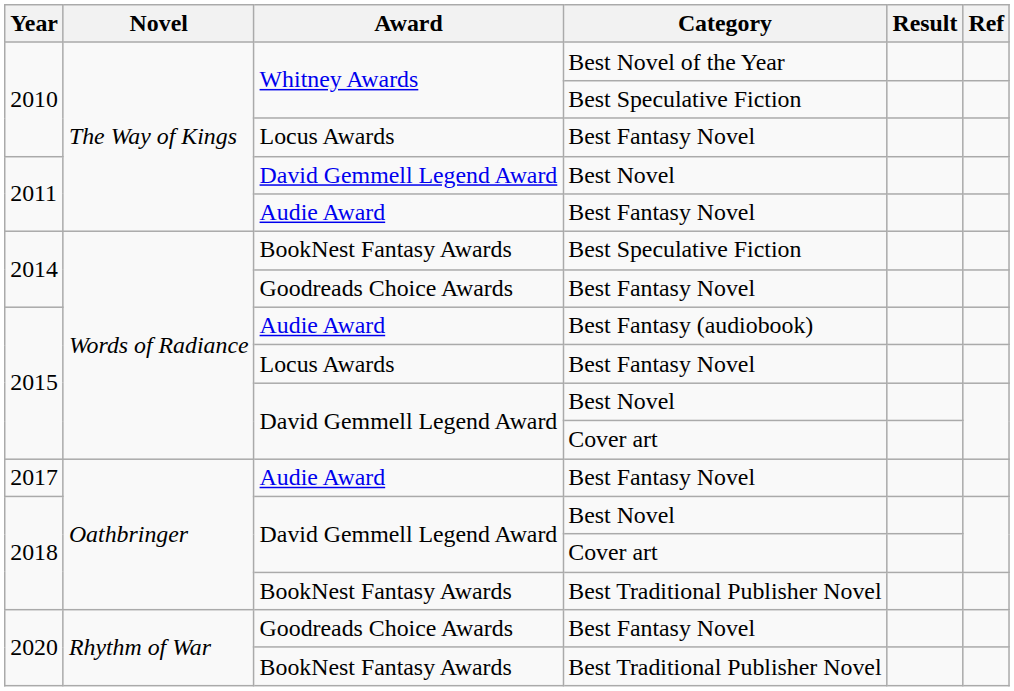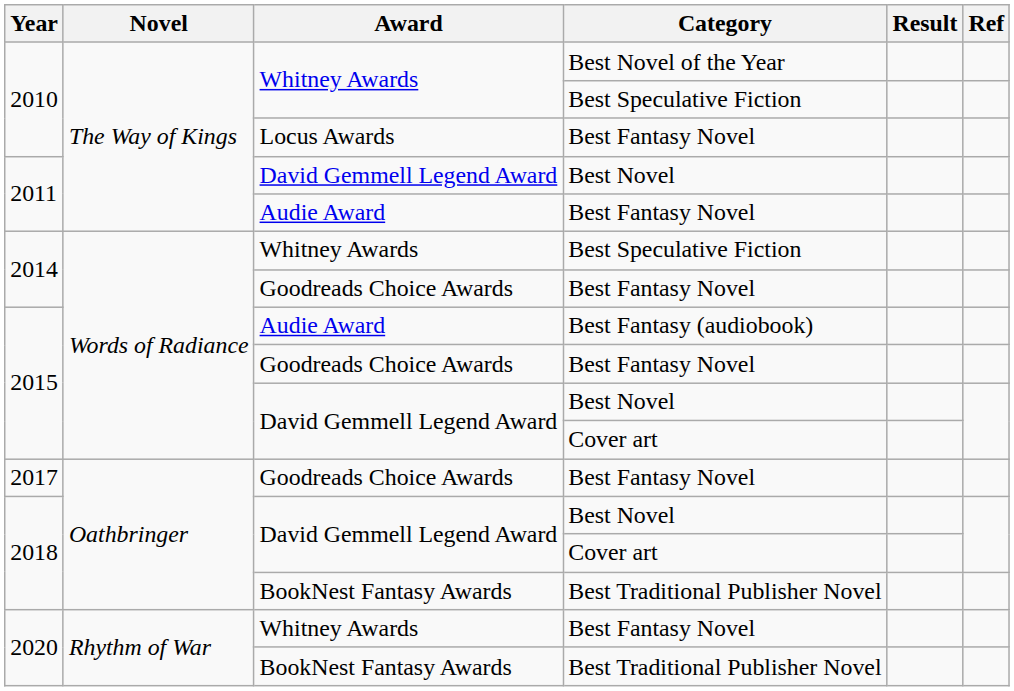(386, 250) BookNest Fantasy Awards -> (339, 250) Whitney Awards
(327, 363) Locus Awards -> (386, 363) Goodreads Choice Awards
(322, 477) Audie Award -> (386, 477) Goodreads Choice Awards
(386, 628) Goodreads Choice Awards -> (339, 628) Whitney Awards
